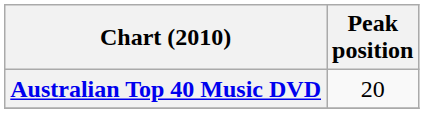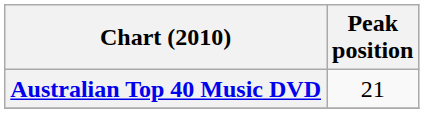(373, 88) 20 -> (373, 88) 21
